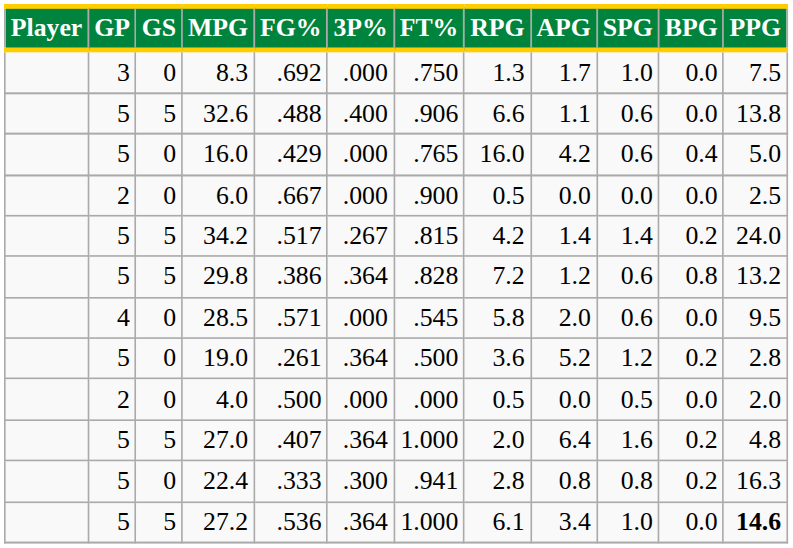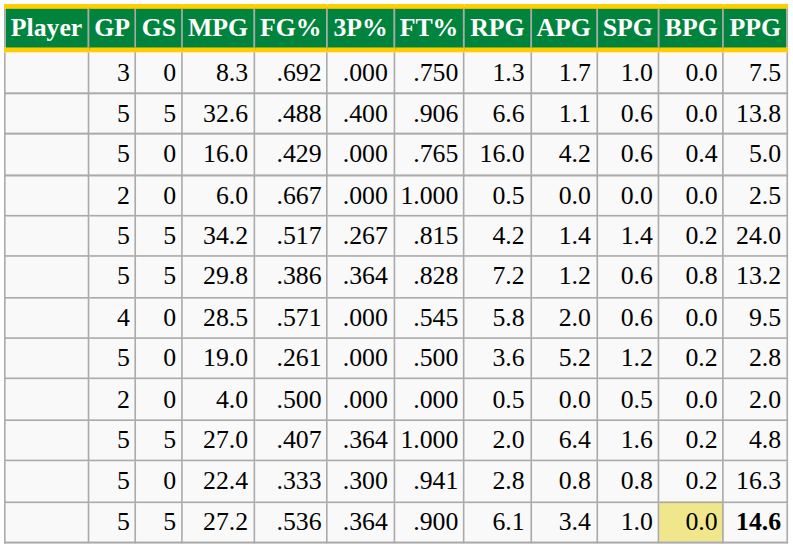(436, 194) .900 -> (429, 194) 1.000
(365, 358) .364 -> (365, 358) .000
(429, 521) 1.000 -> (436, 521) .900
(702, 521) no background -> (702, 521) khaki background
